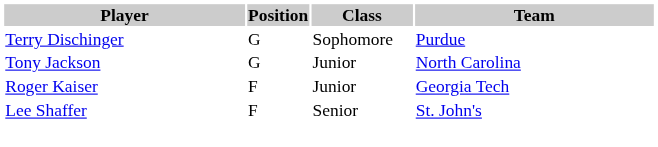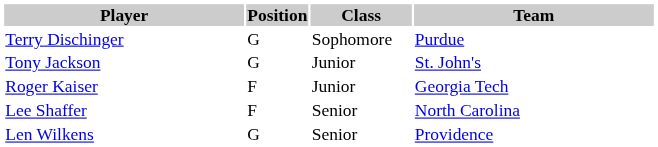(468, 62) North Carolina -> (448, 62) St. John's
(449, 110) St. John's -> (467, 110) North Carolina
+ row: (50, 134)
